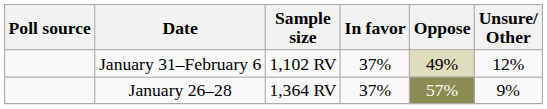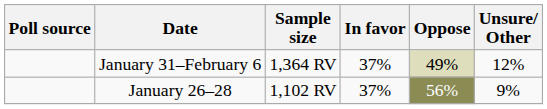(303, 63) 1,102 RV -> (303, 63) 1,364 RV
(303, 90) 1,364 RV -> (303, 90) 1,102 RV
(442, 90) 57% -> (442, 90) 56%
